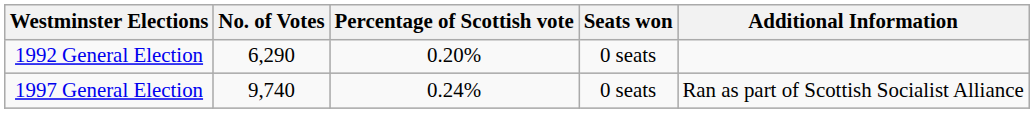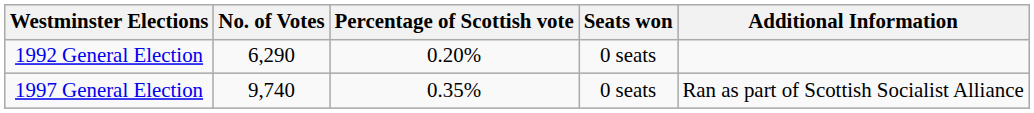(454, 89) 0.24% -> (454, 89) 0.35%
